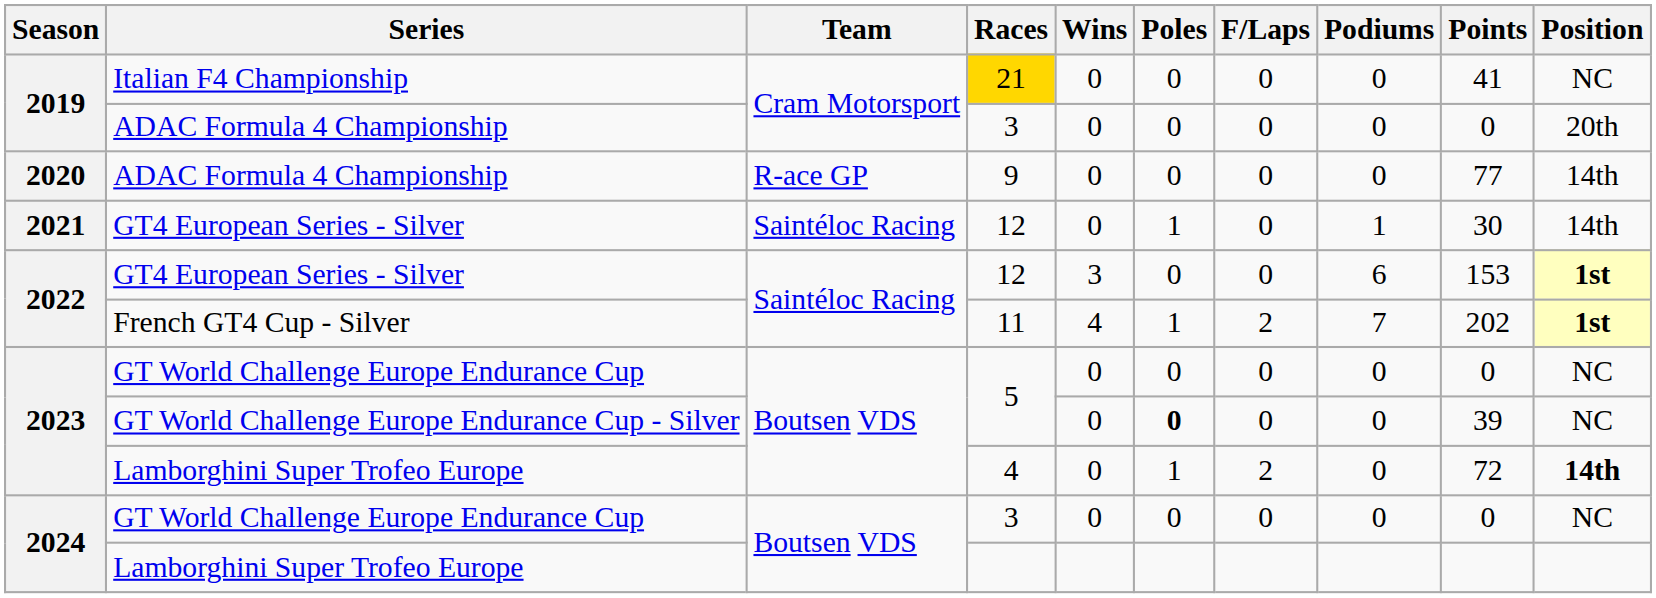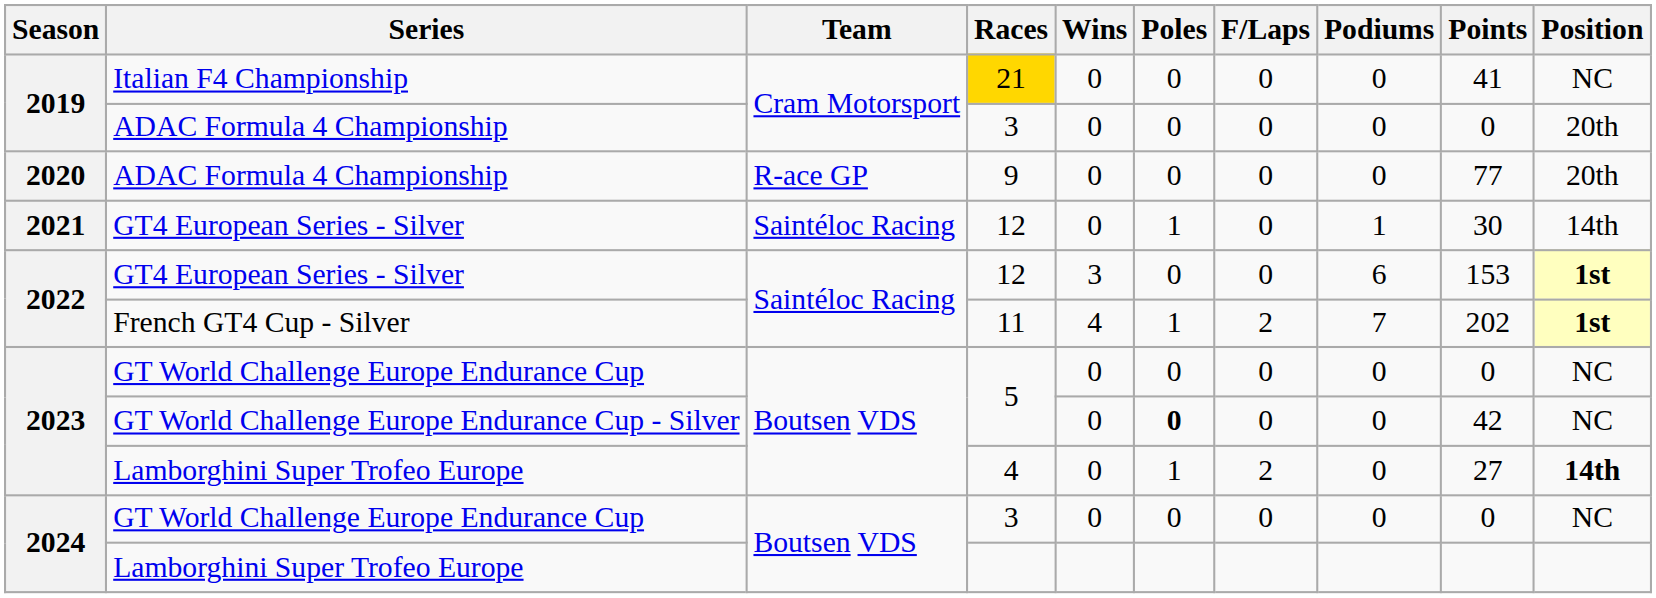(1592, 176) 14th -> (1592, 176) 20th
(1488, 420) 39 -> (1488, 420) 42
(1488, 469) 72 -> (1488, 469) 27
